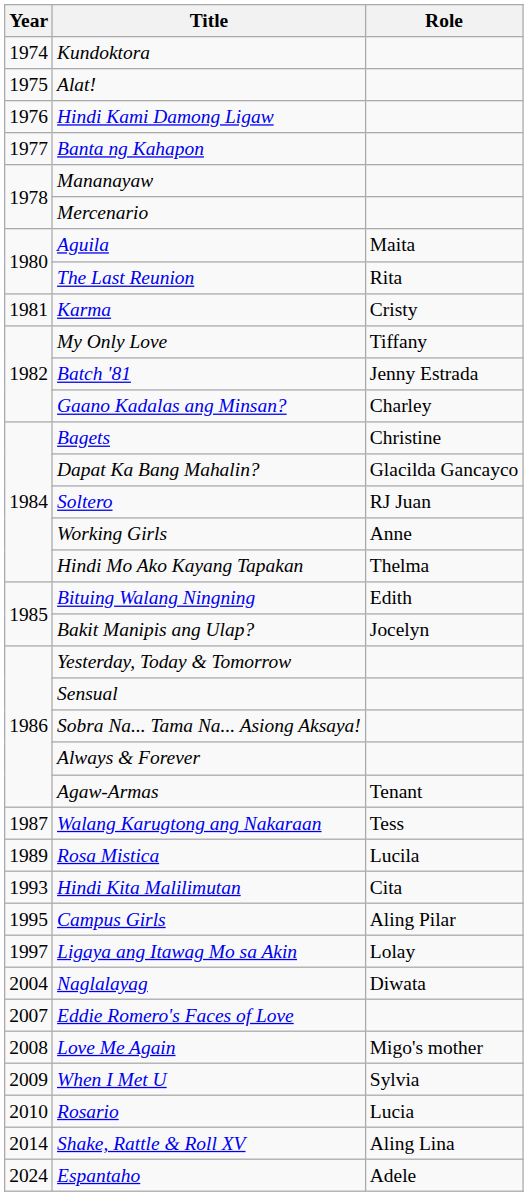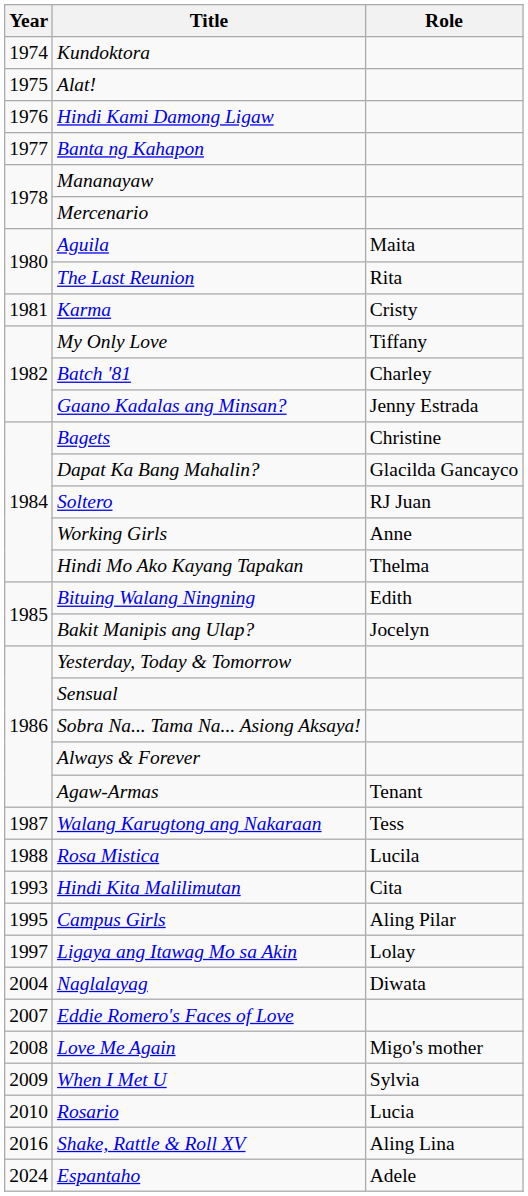(424, 373) Jenny Estrada -> (401, 373) Charley
(401, 405) Charley -> (424, 405) Jenny Estrada
(29, 854) 1989 -> (29, 854) 1988
(29, 1143) 2014 -> (29, 1143) 2016
